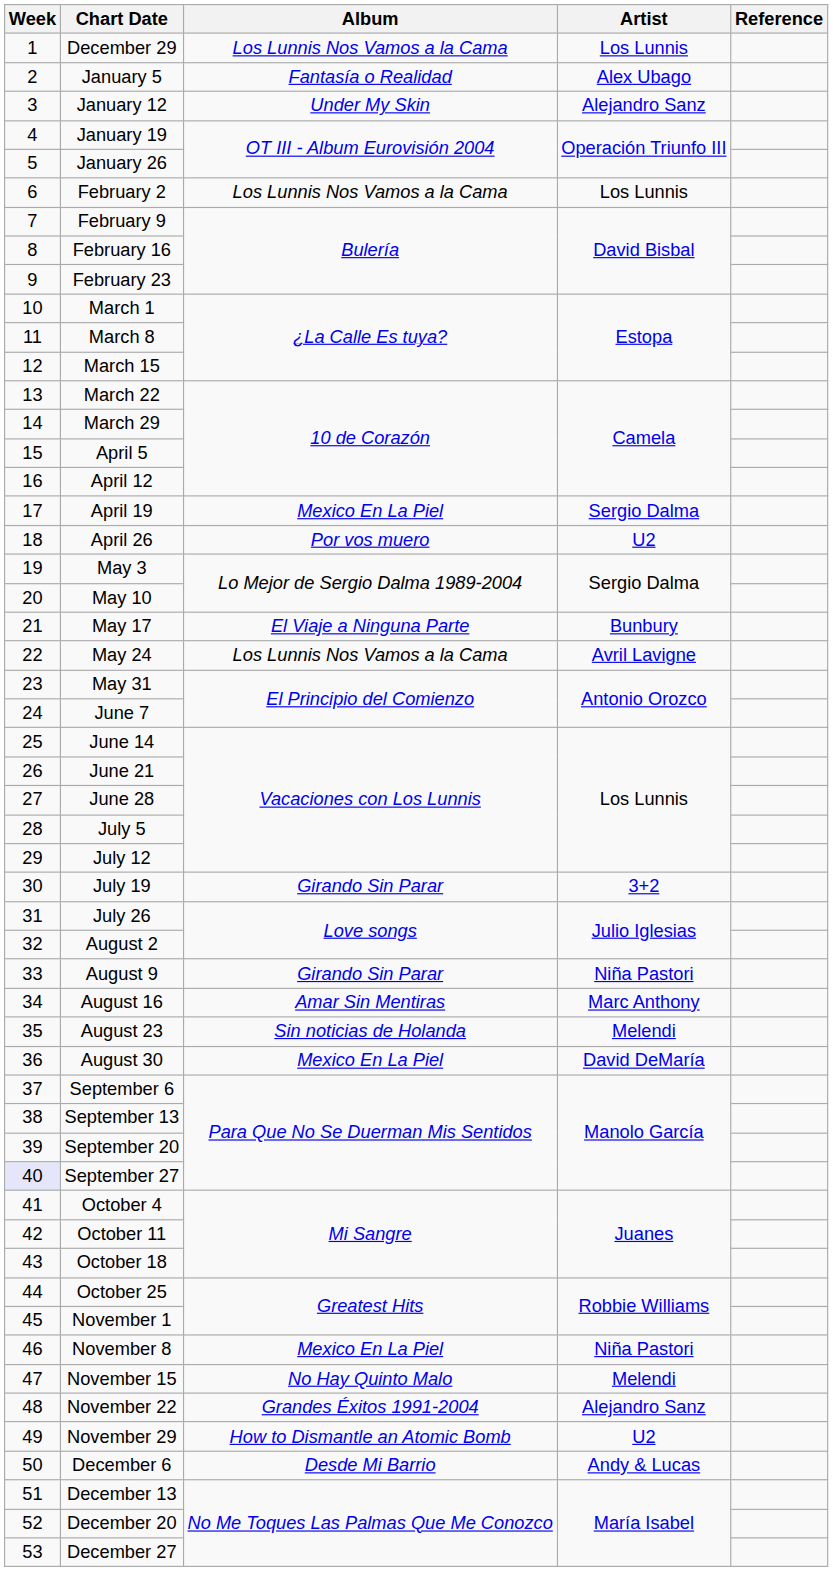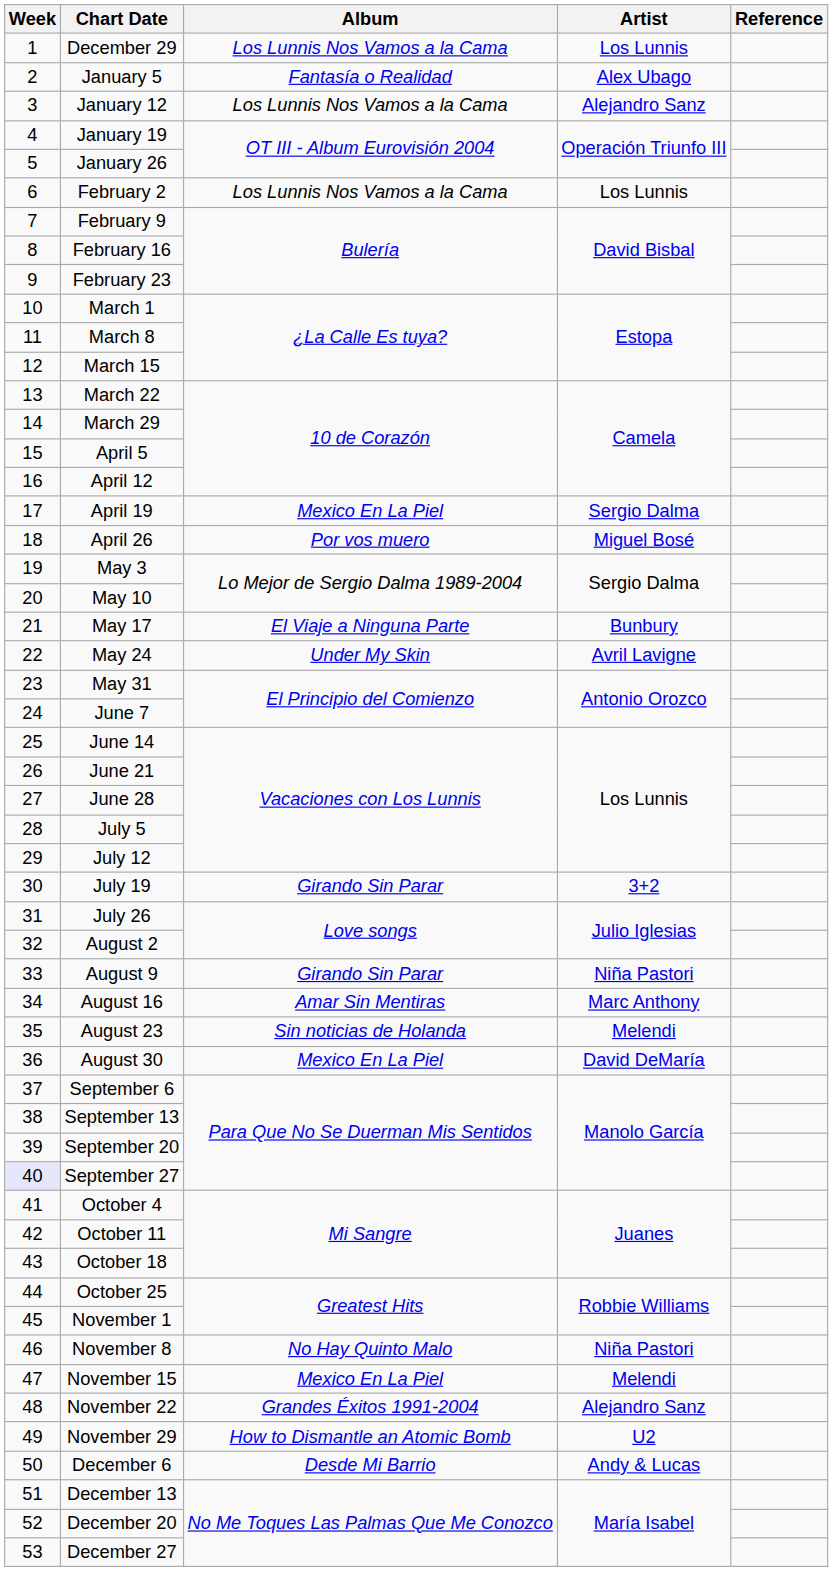(370, 105) Under My Skin -> (370, 105) Los Lunnis Nos Vamos a la Cama
(644, 539) U2 -> (644, 539) Miguel Bosé
(370, 655) Los Lunnis Nos Vamos a la Cama -> (370, 655) Under My Skin
(370, 1349) Mexico En La Piel -> (370, 1349) No Hay Quinto Malo
(370, 1378) No Hay Quinto Malo -> (370, 1378) Mexico En La Piel
